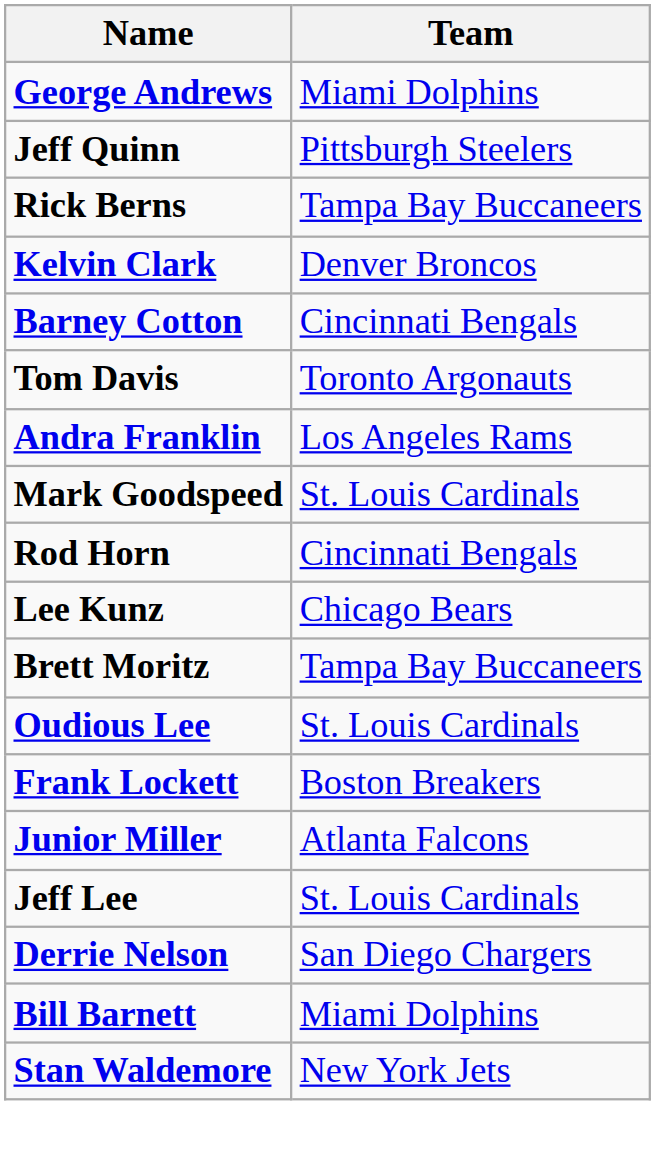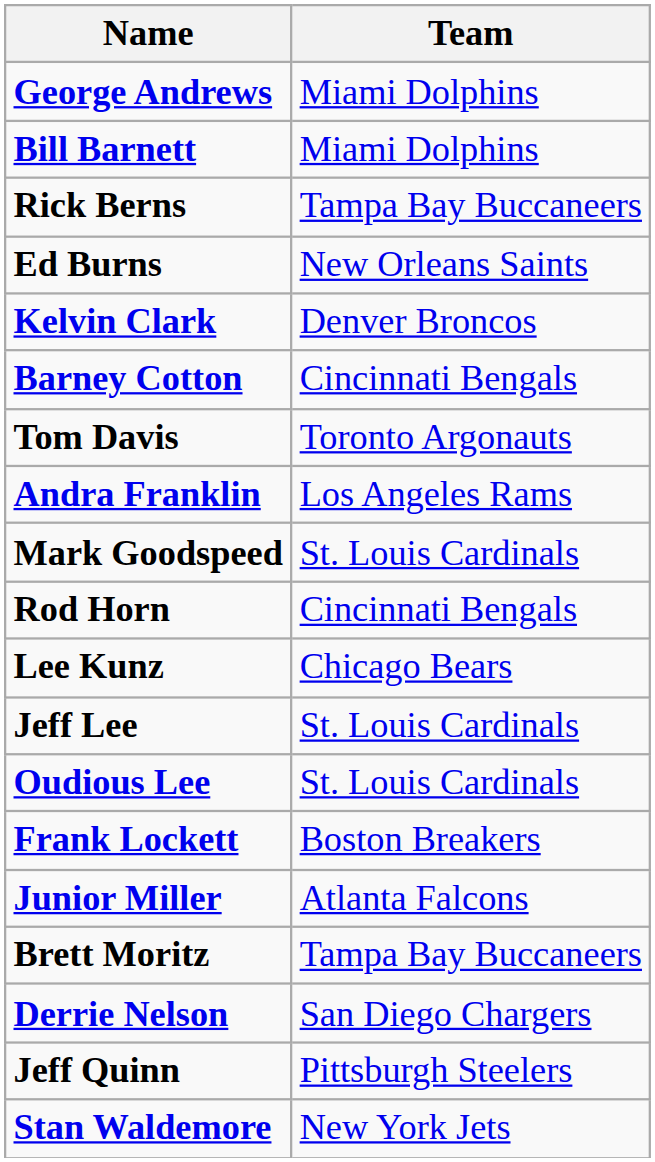rows swapped: (105, 1012) <-> (97, 148)
+ row: (88, 263)
rows swapped: (76, 897) <-> (111, 666)
